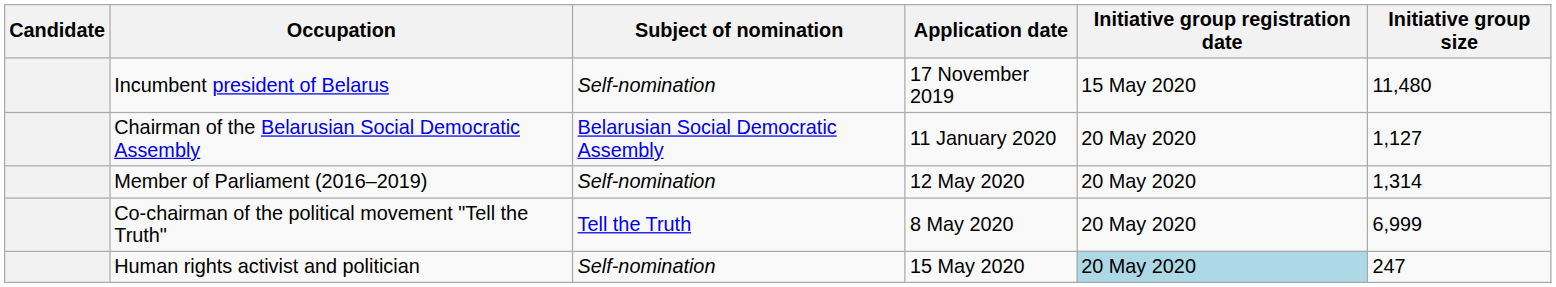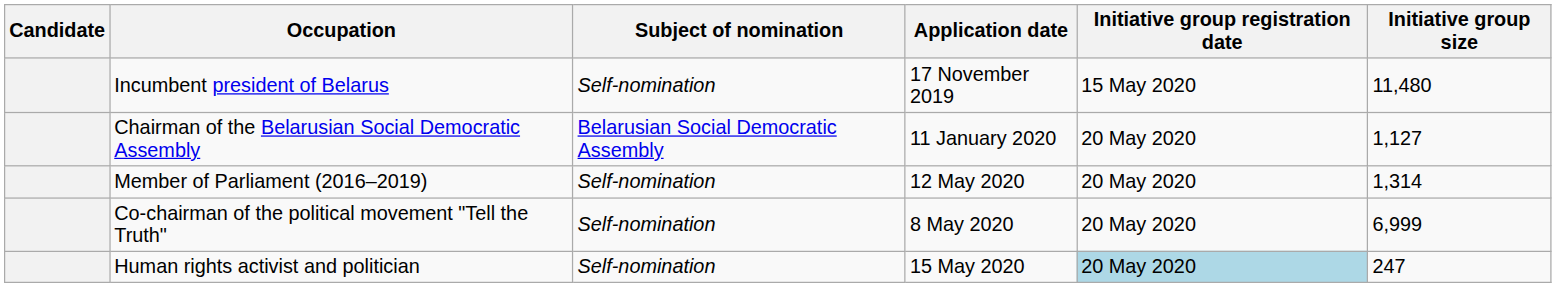(634, 224) Tell the Truth -> (647, 224) Self-nomination
